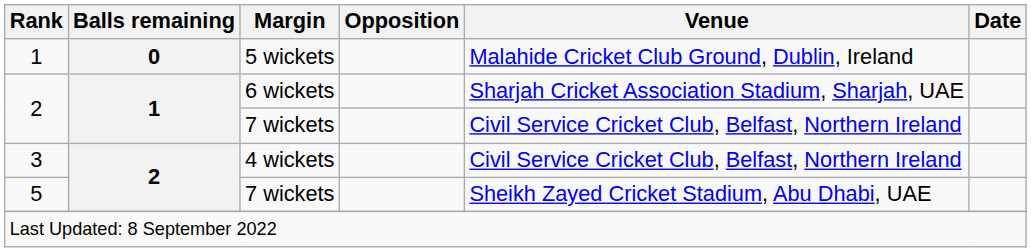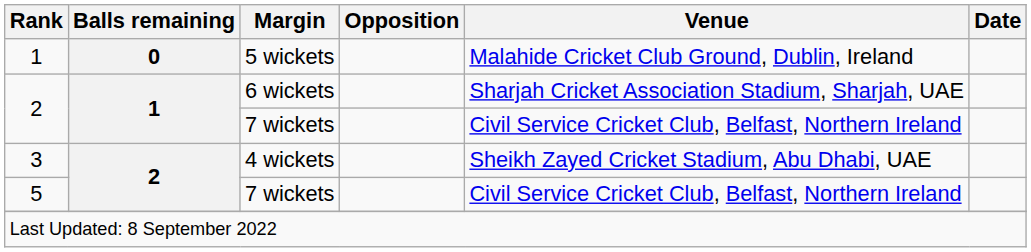(716, 159) Civil Service Cricket Club, Belfast, Northern Ireland -> (700, 159) Sheikh Zayed Cricket Stadium, Abu Dhabi, UAE
(700, 194) Sheikh Zayed Cricket Stadium, Abu Dhabi, UAE -> (716, 194) Civil Service Cricket Club, Belfast, Northern Ireland
